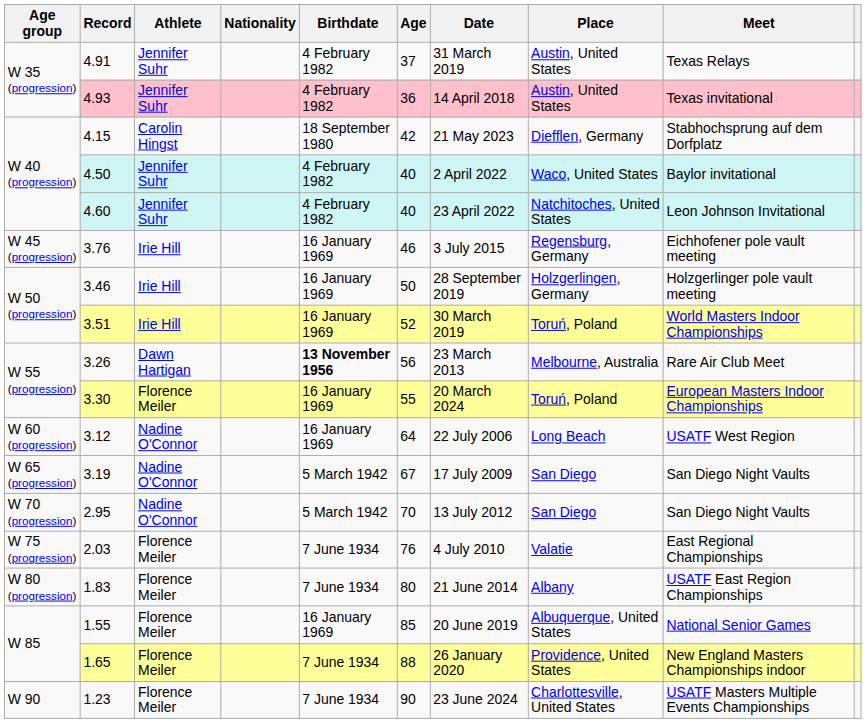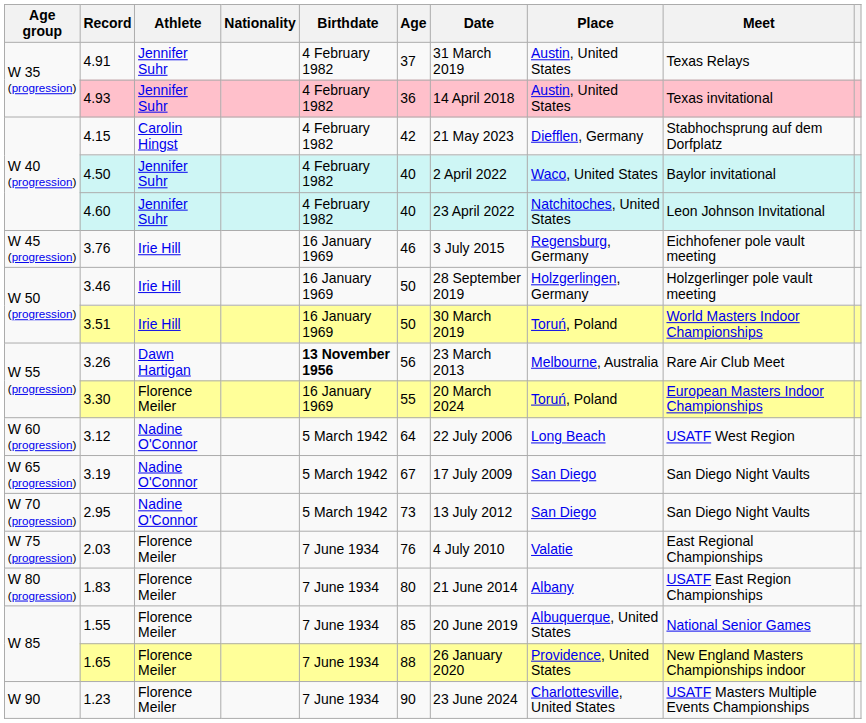(346, 136) 18 September 1980 -> (336, 136) 4 February 1982
(408, 324) 52 -> (408, 324) 50
(337, 437) 16 January 1969 -> (345, 437) 5 March 1942
(408, 512) 70 -> (408, 512) 73
(337, 625) 16 January 1969 -> (341, 625) 7 June 1934
